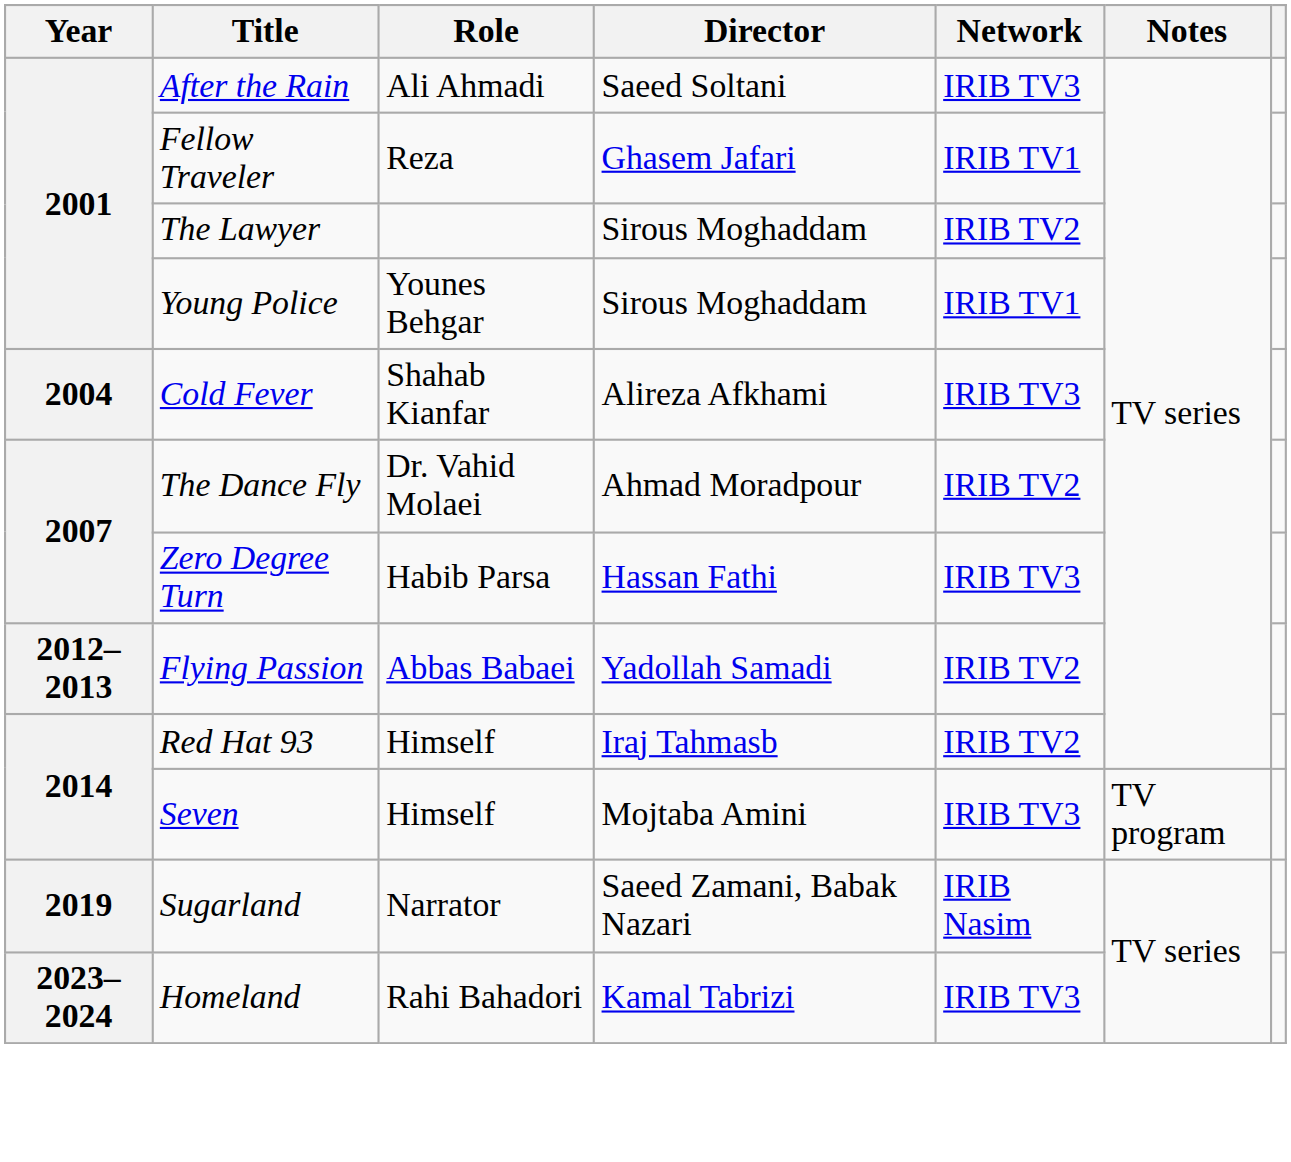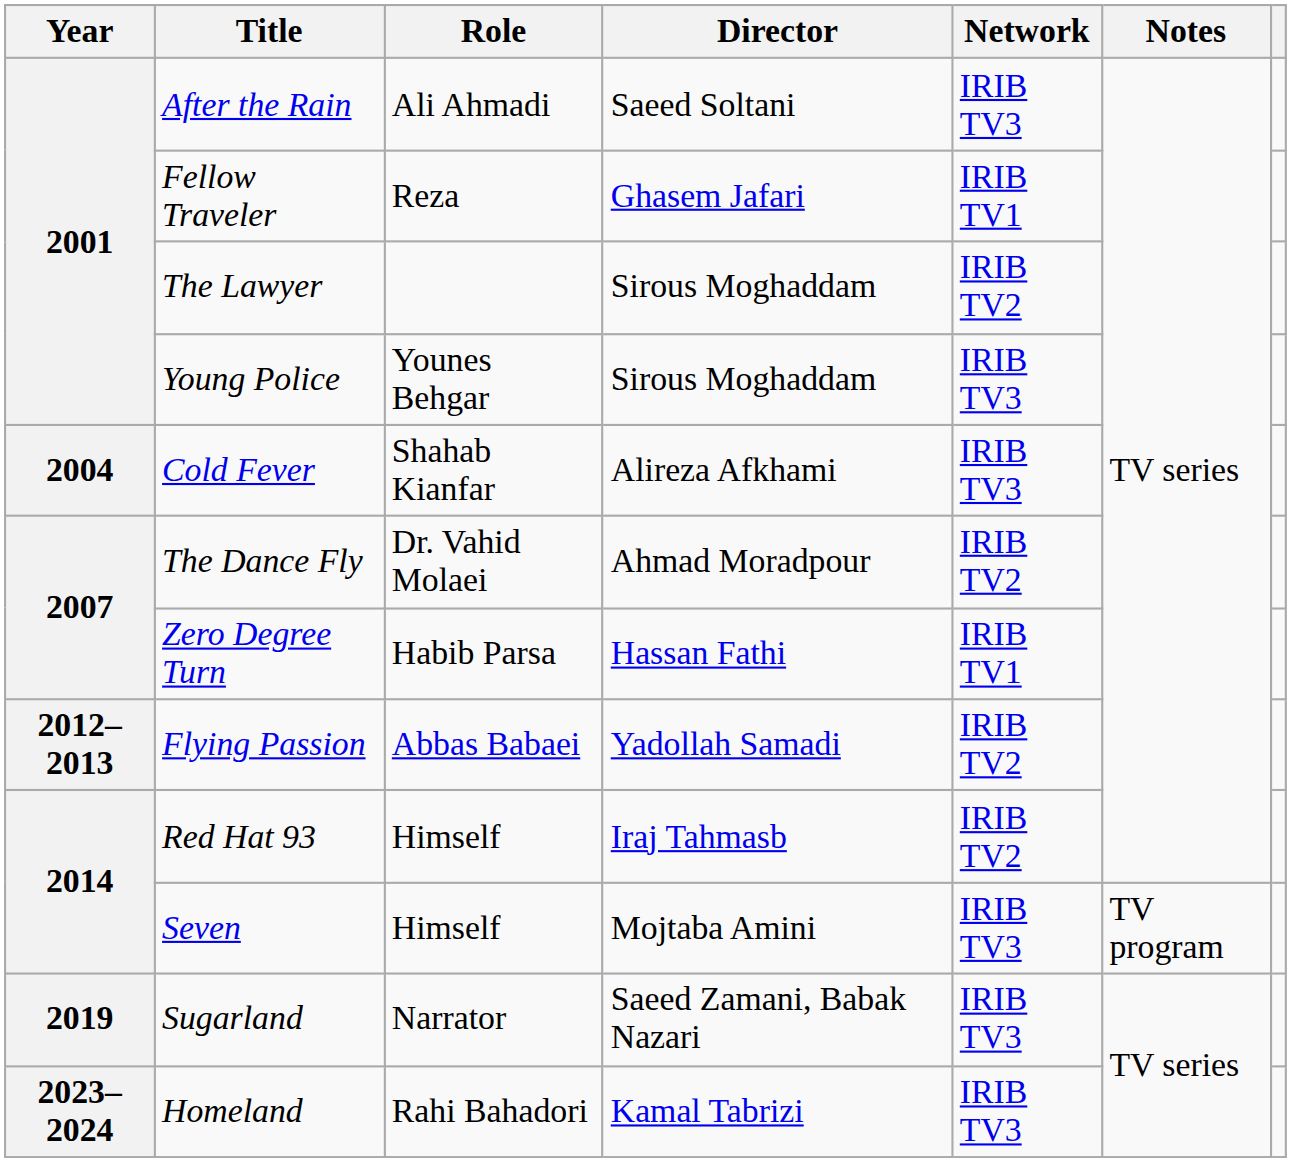(1012, 302) IRIB TV1 -> (994, 378) IRIB TV3
(1012, 576) IRIB TV3 -> (994, 652) IRIB TV1
(987, 905) IRIB Nasim -> (994, 1019) IRIB TV3
